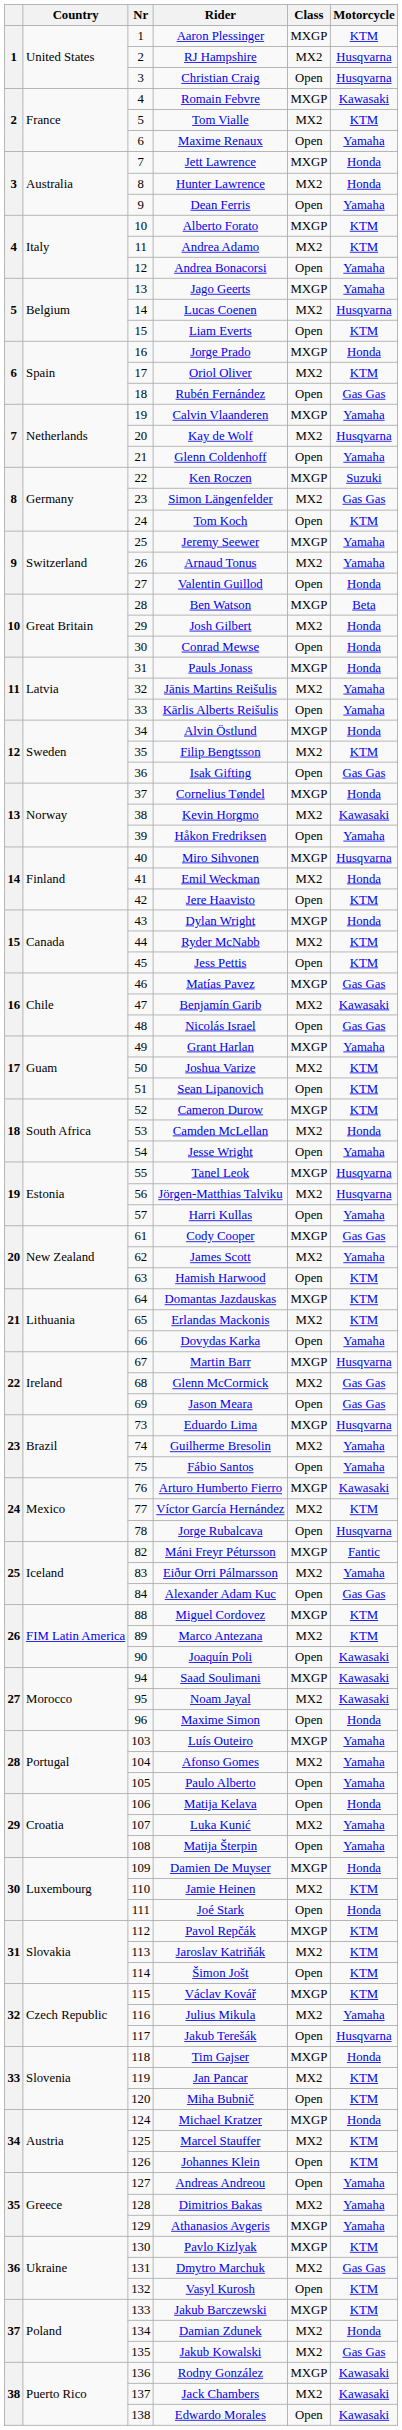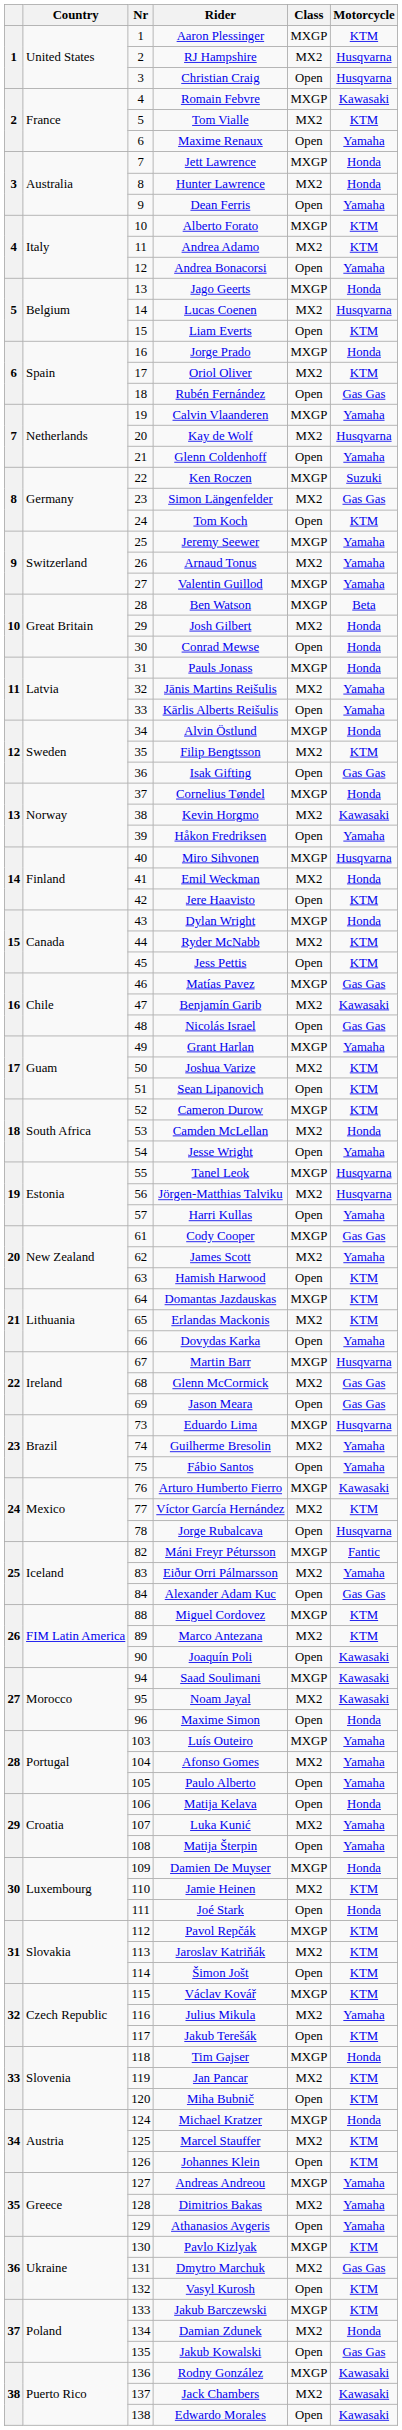(364, 288) Yamaha -> (364, 288) Honda
(309, 583) Open -> (309, 583) MXGP
(364, 583) Honda -> (364, 583) Yamaha
(364, 2036) Husqvarna -> (364, 2036) KTM
(309, 2183) Open -> (309, 2183) MXGP
(309, 2225) MXGP -> (309, 2225) Open
(309, 2352) MX2 -> (309, 2352) Open
